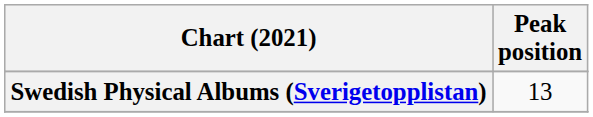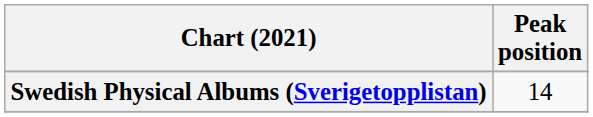(540, 91) 13 -> (540, 91) 14
